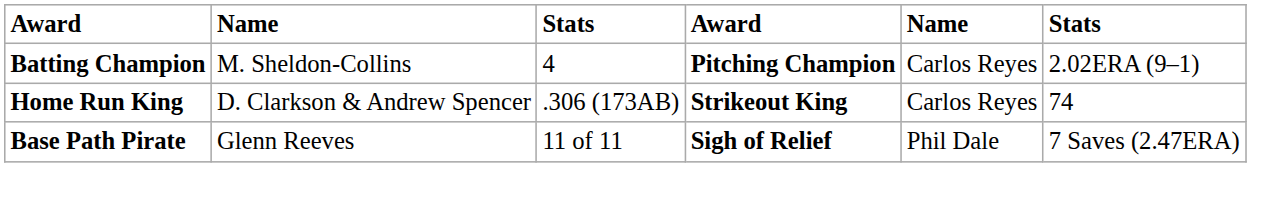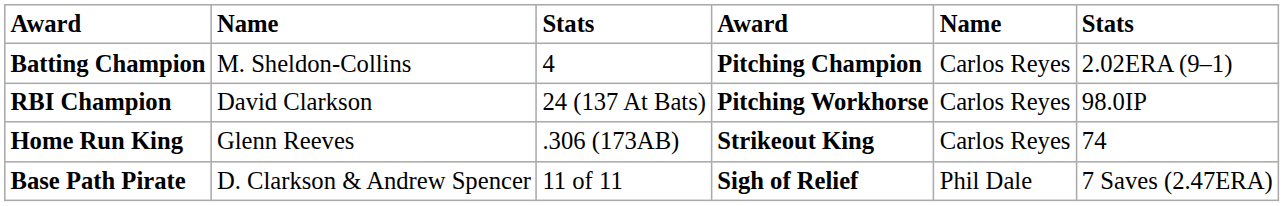+ row: (91, 102)
(374, 102) D. Clarkson & Andrew Spencer -> (286, 141) Glenn Reeves
(286, 141) Glenn Reeves -> (374, 180) D. Clarkson & Andrew Spencer
